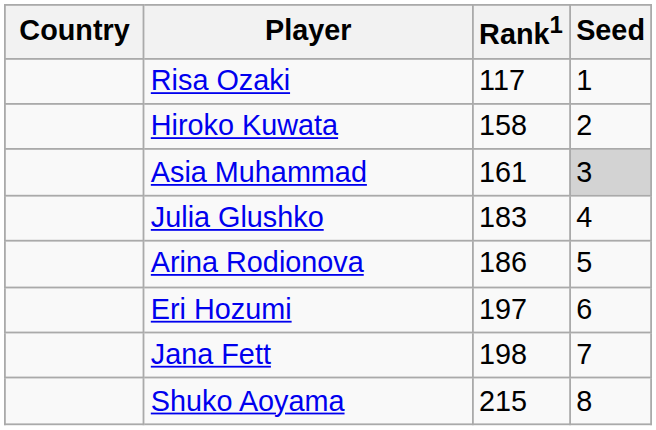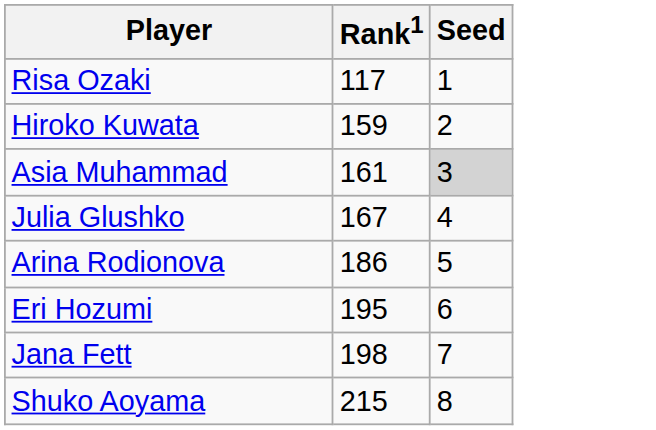- column: (75, 31)
(503, 126) 158 -> (364, 126) 159
(503, 217) 183 -> (364, 217) 167
(503, 309) 197 -> (364, 309) 195
